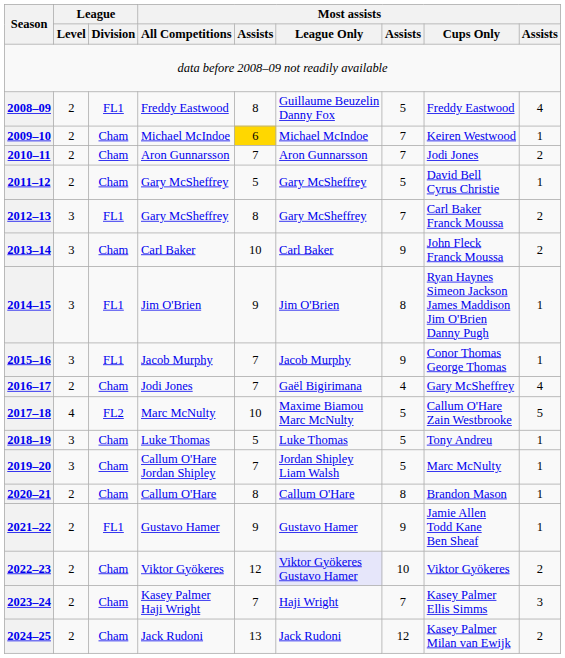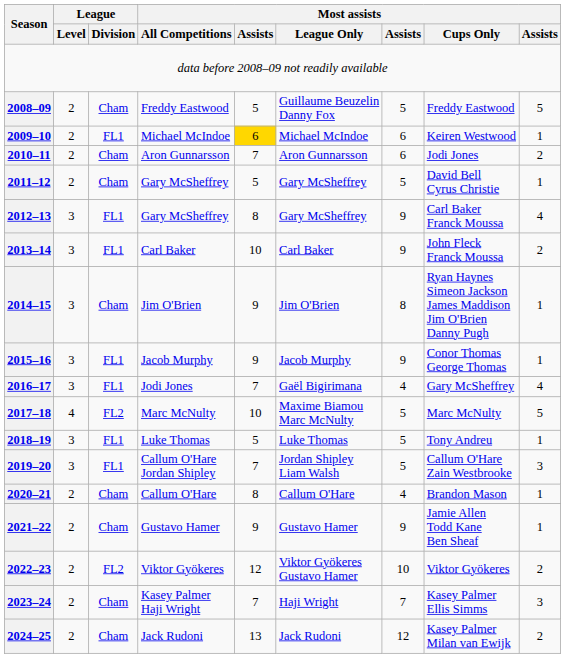(113, 108) FL1 -> (113, 108) Cham
(255, 108) 8 -> (255, 108) 5
(540, 108) 4 -> (540, 108) 5
(113, 135) Cham -> (113, 135) FL1
(403, 135) 7 -> (403, 135) 6
(403, 155) 7 -> (403, 155) 6
(403, 216) 7 -> (403, 216) 9
(540, 216) 2 -> (540, 216) 4
(113, 249) Cham -> (113, 249) FL1
(113, 304) FL1 -> (113, 304) Cham
(255, 359) 7 -> (255, 359) 9
(71, 386) 2 -> (71, 386) 3
(113, 386) Cham -> (113, 386) FL1
(469, 413) Callum O'Hare Zain Westbrooke -> (464, 413) Marc McNulty
(113, 440) Cham -> (113, 440) FL1
(113, 466) Cham -> (113, 466) FL1
(464, 466) Marc McNulty -> (469, 466) Callum O'Hare Zain Westbrooke
(540, 466) 1 -> (540, 466) 3
(403, 493) 8 -> (403, 493) 4
(113, 527) FL1 -> (113, 527) Cham
(113, 568) Cham -> (113, 568) FL2
(320, 568) lavender background -> (320, 568) no background
